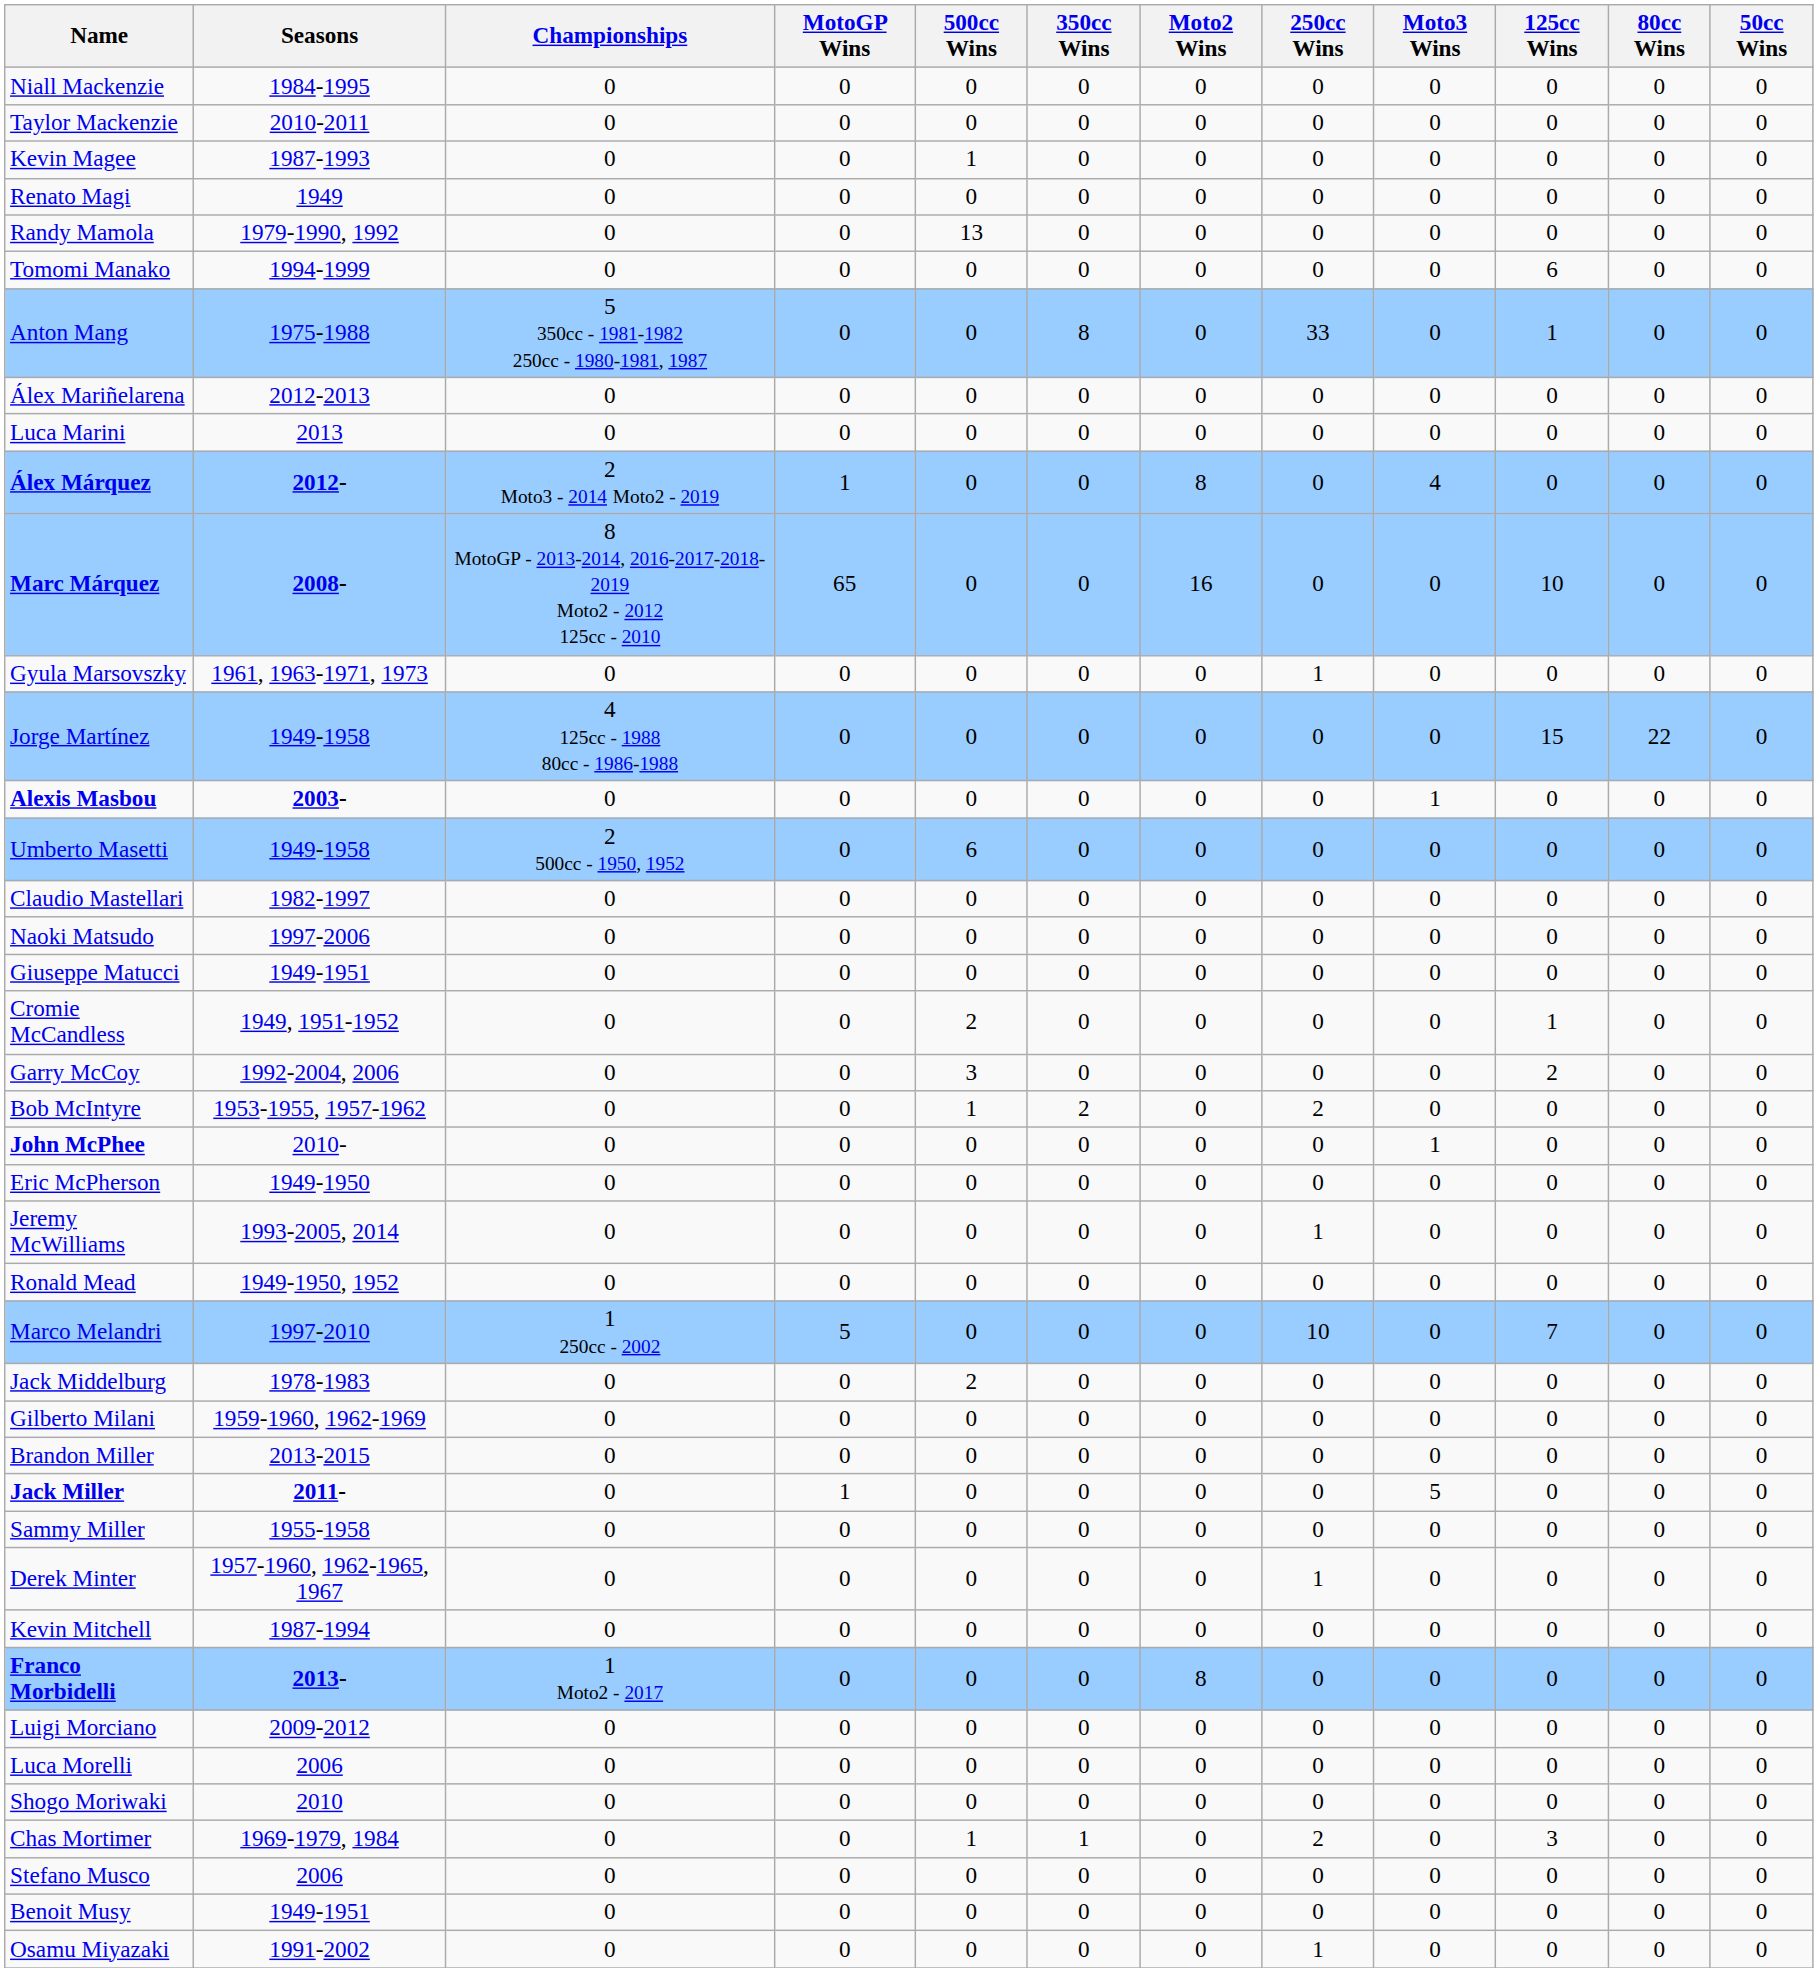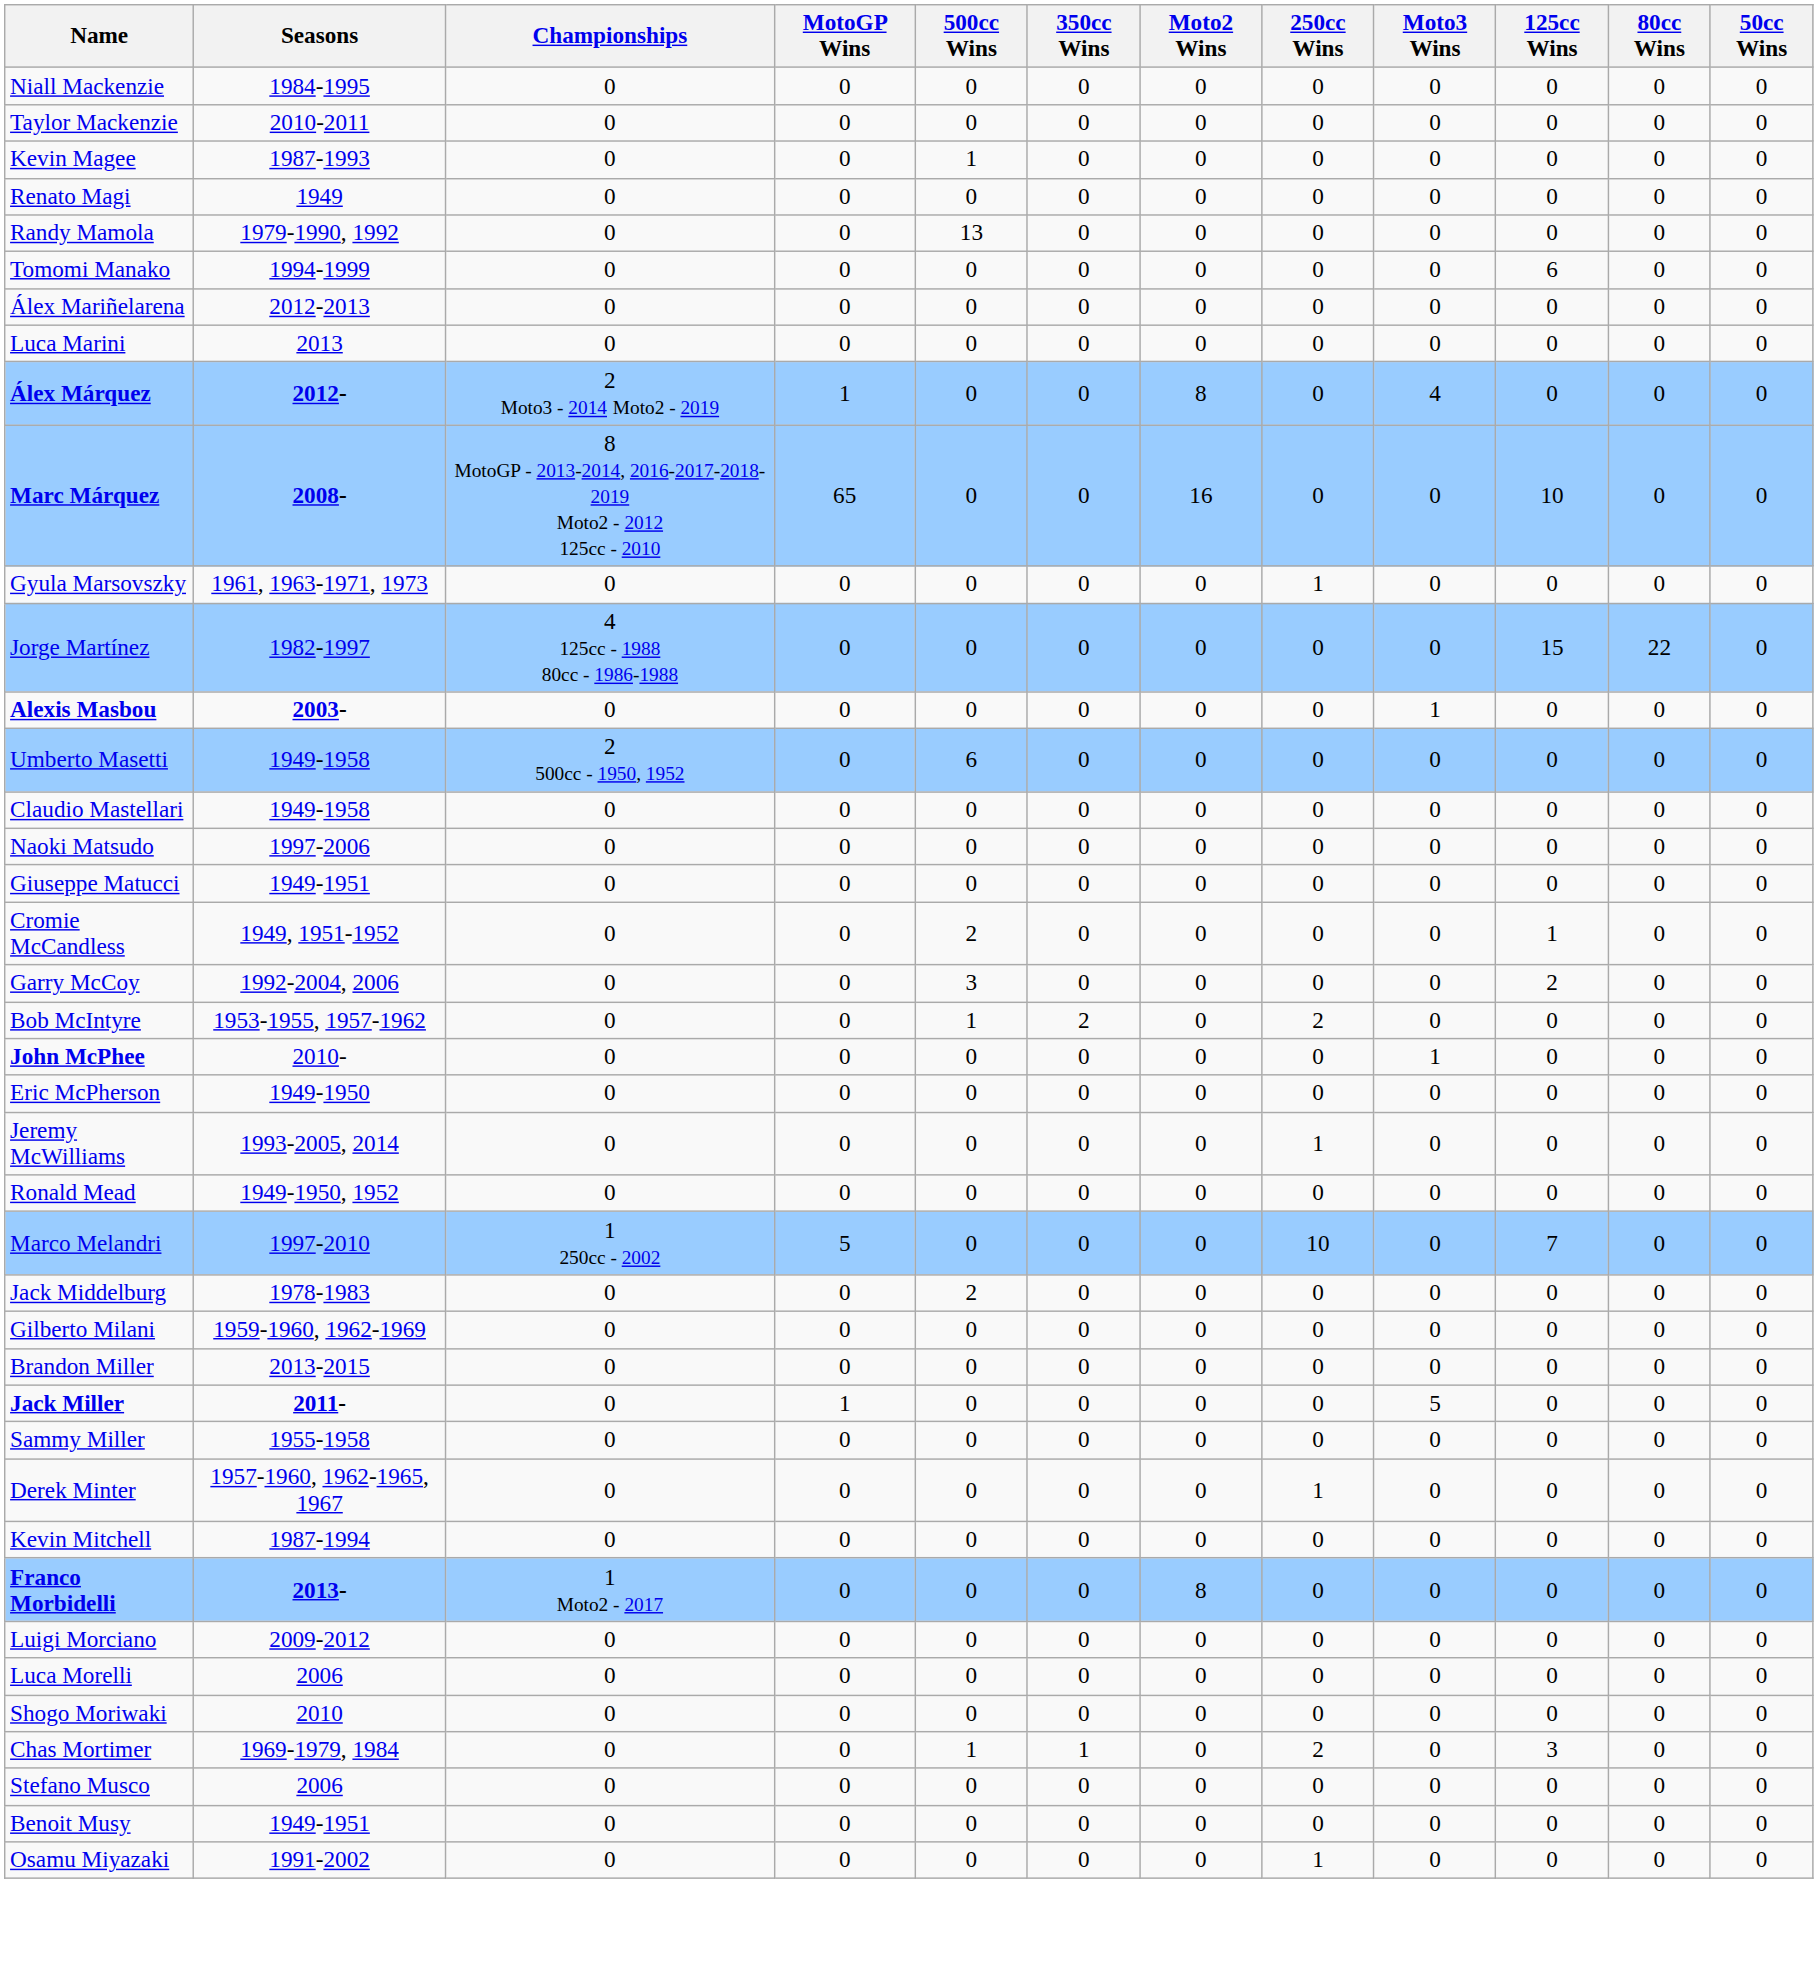- row: (69, 332)
(320, 736) 1949-1958 -> (320, 647) 1982-1997
(320, 898) 1982-1997 -> (320, 809) 1949-1958
